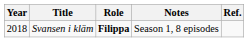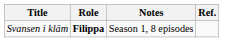- column: (17, 12)
